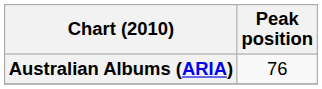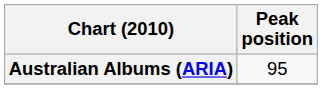(277, 68) 76 -> (277, 68) 95
